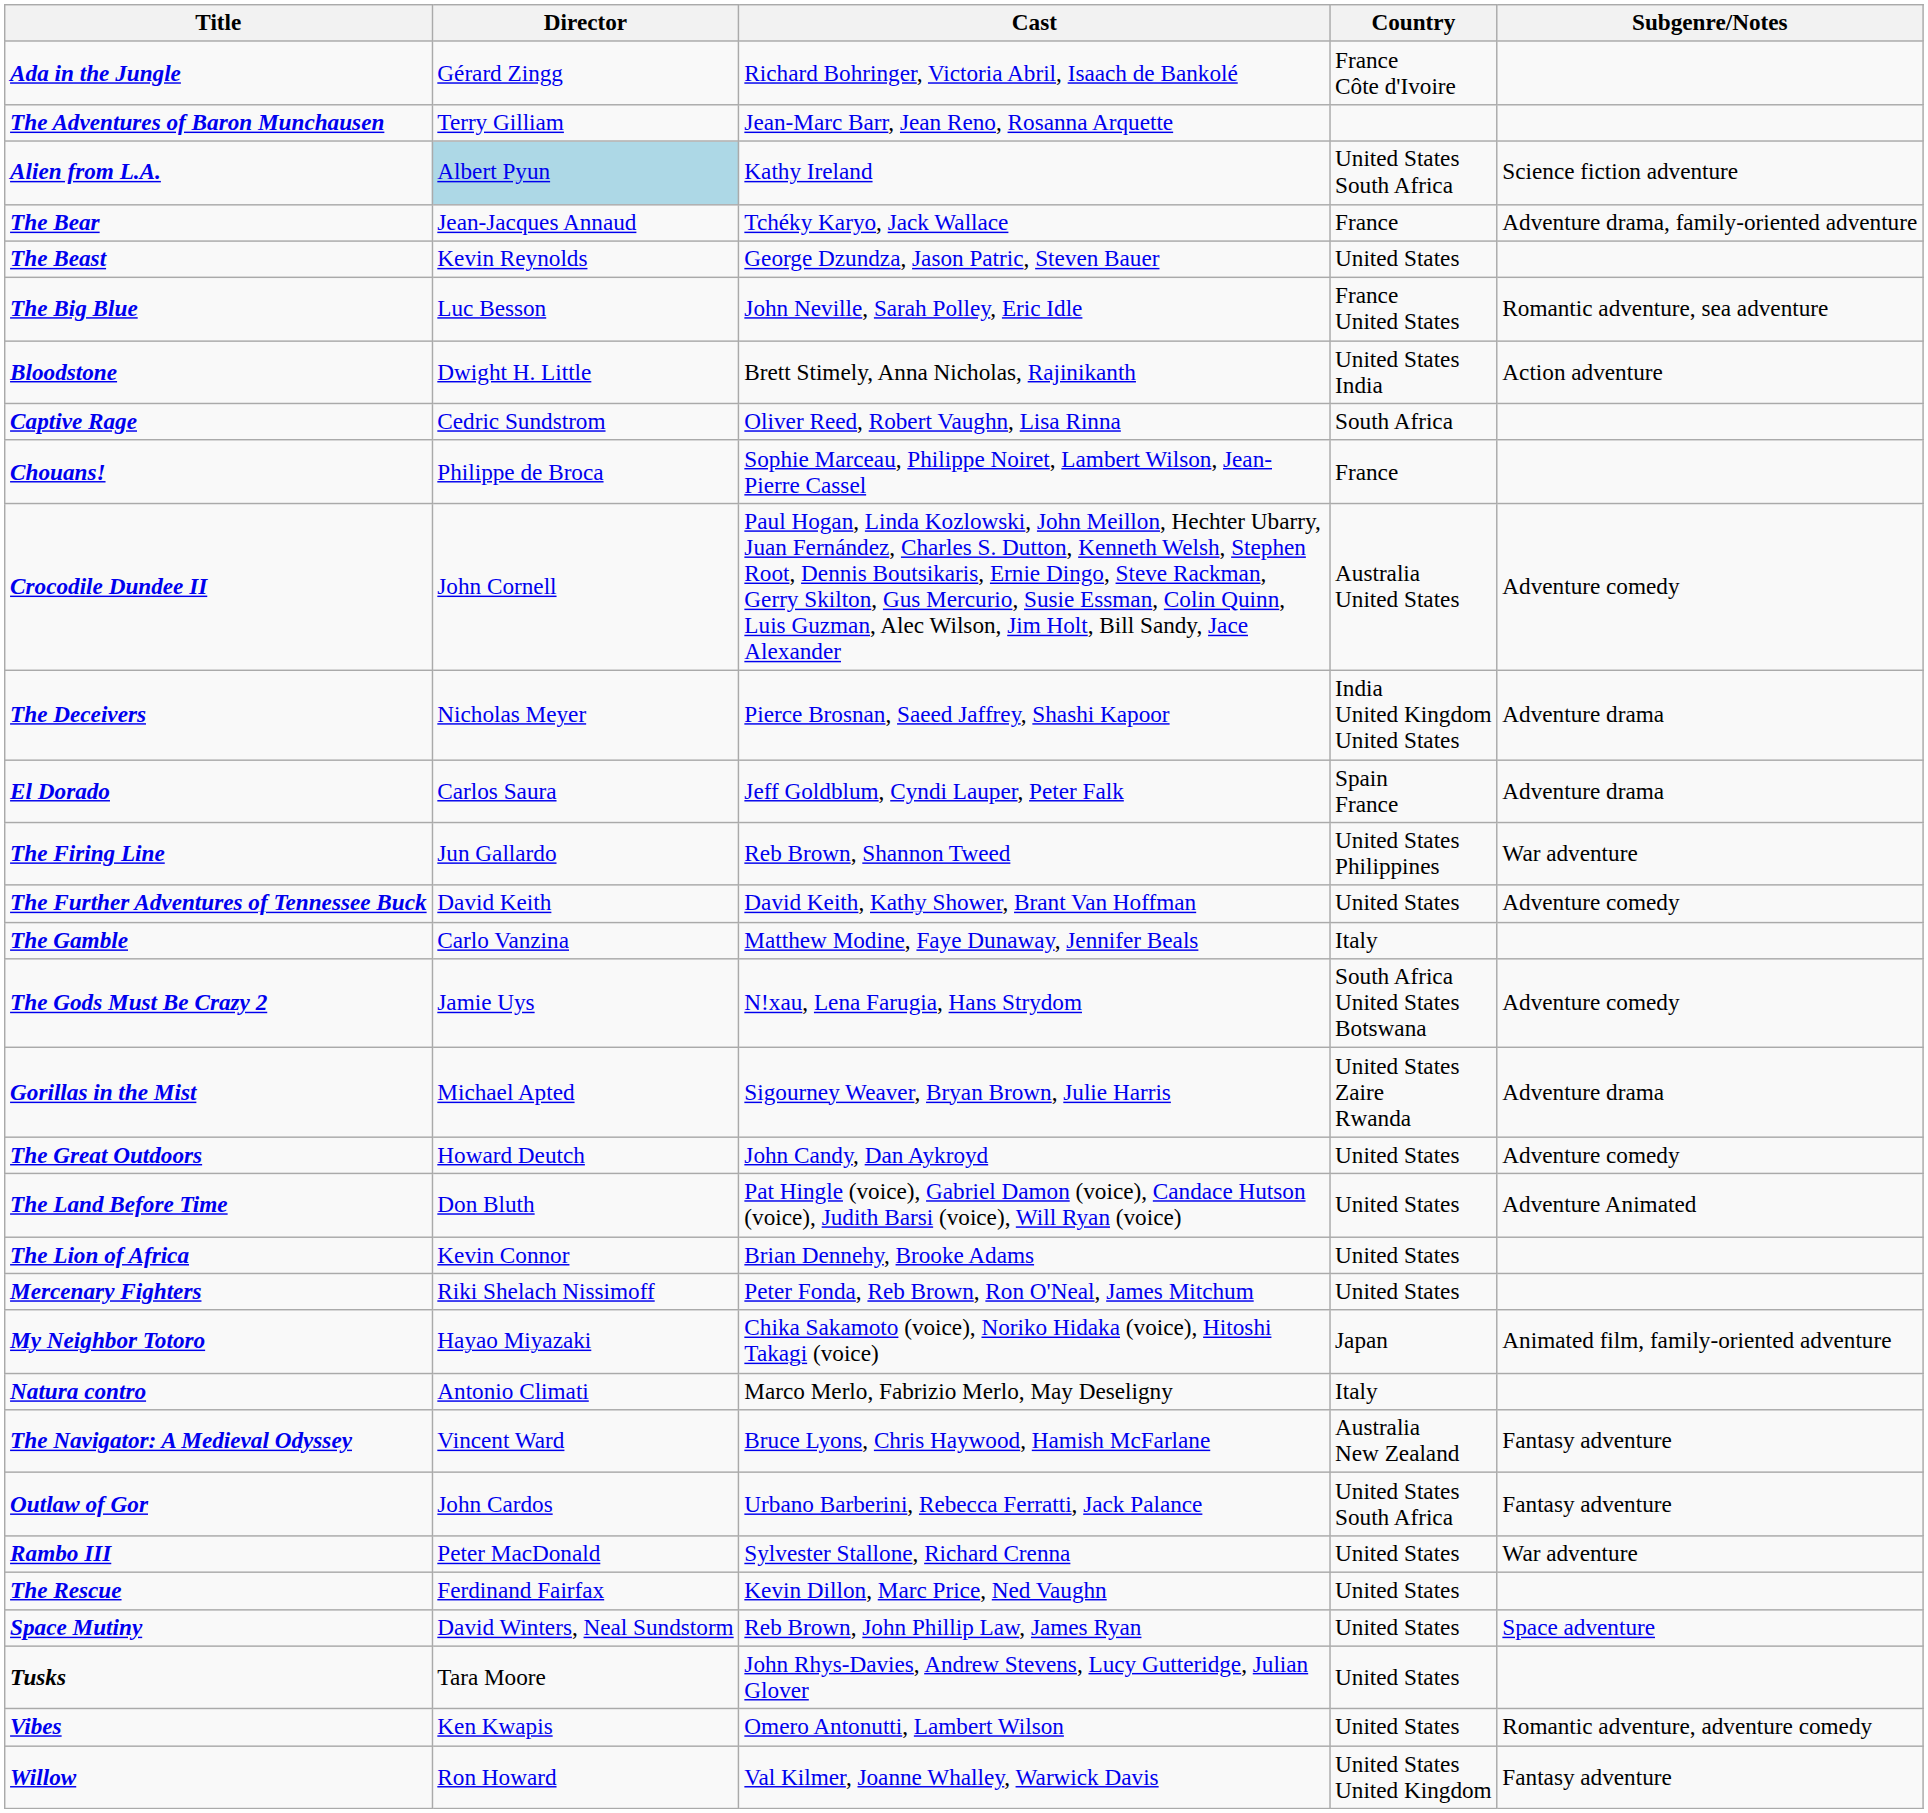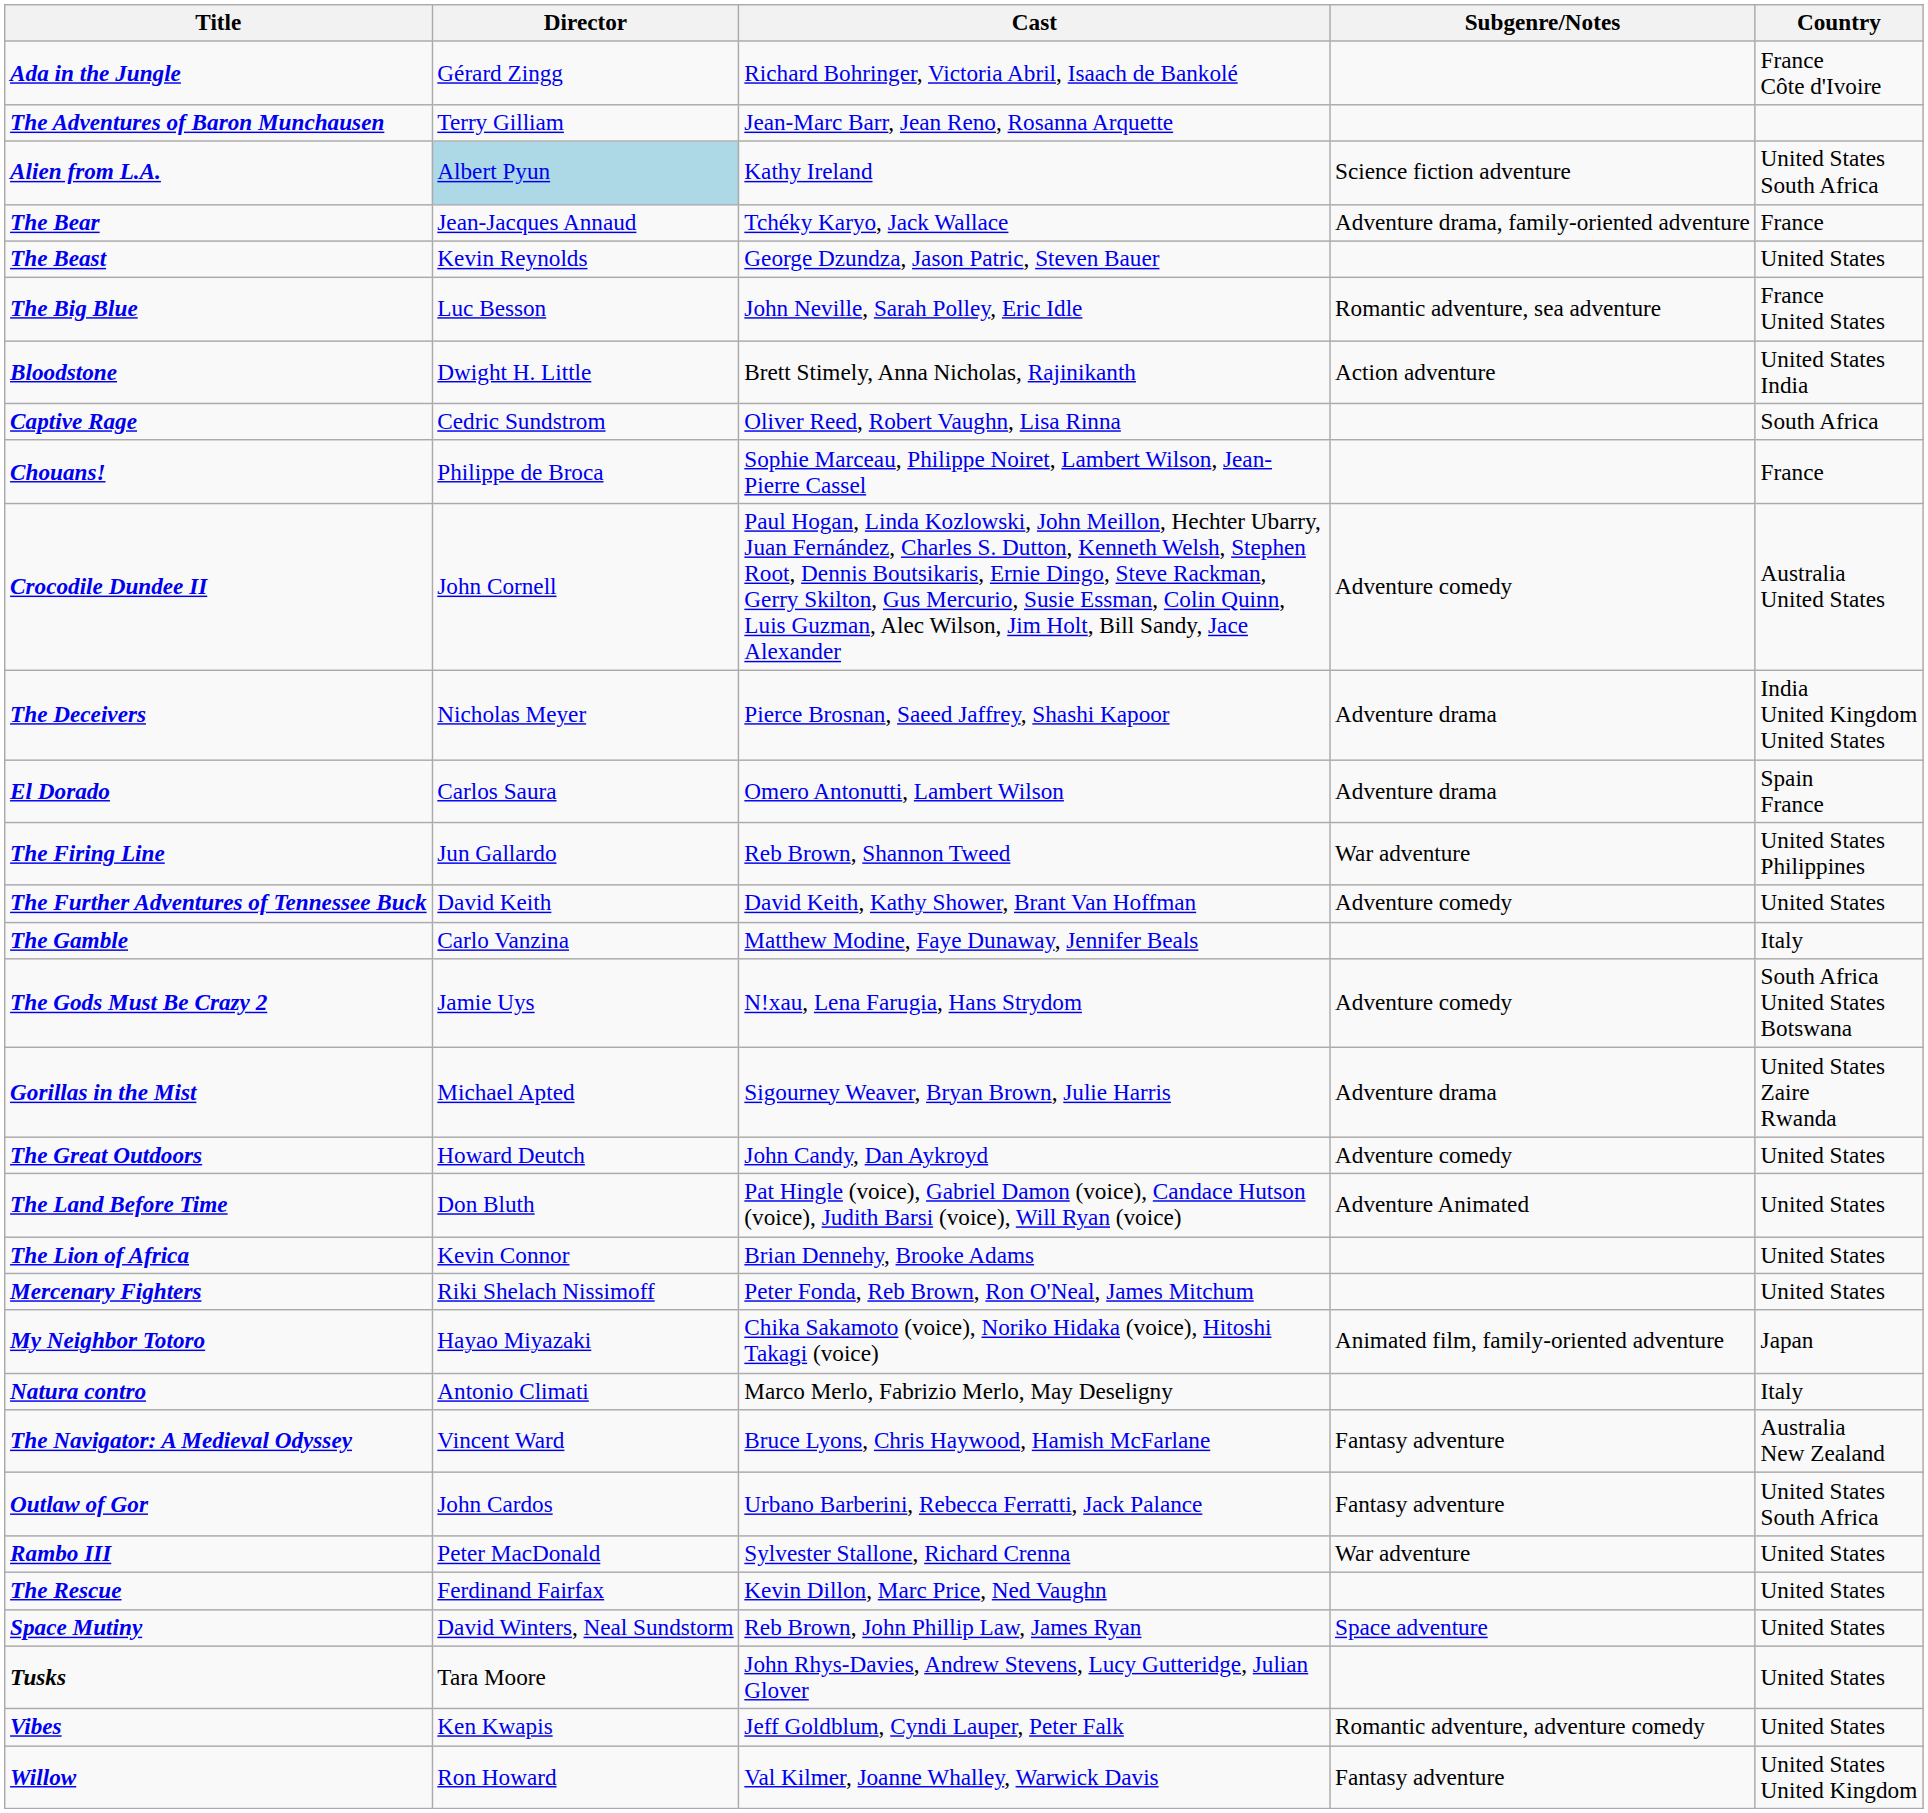columns swapped: (1413, 22) <-> (1710, 22)
(934, 790) Jeff Goldblum, Cyndi Lauper, Peter Falk -> (904, 790) Omero Antonutti, Lambert Wilson
(904, 1727) Omero Antonutti, Lambert Wilson -> (934, 1727) Jeff Goldblum, Cyndi Lauper, Peter Falk
